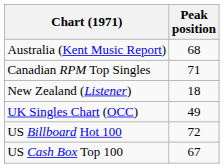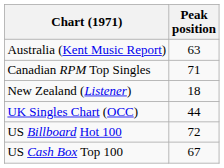(194, 49) 68 -> (194, 49) 63
(194, 111) 49 -> (194, 111) 44
